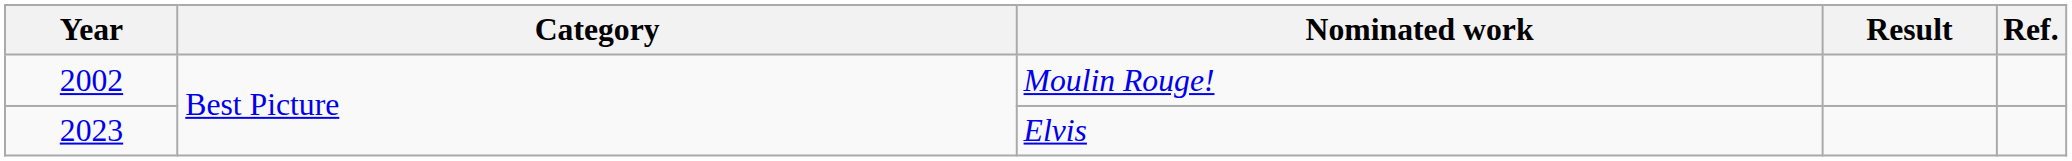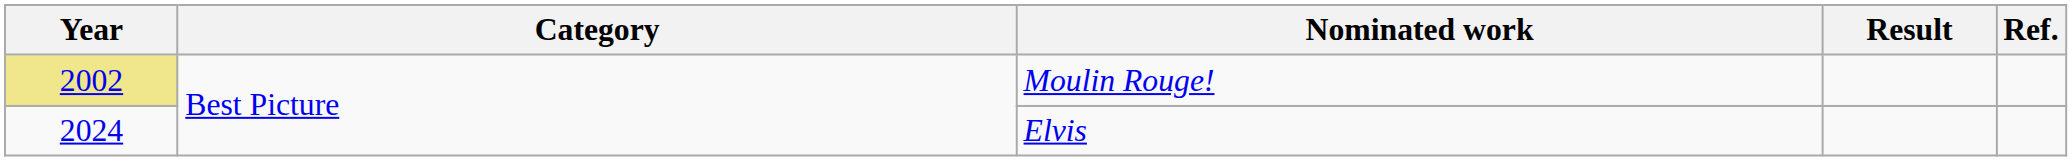(91, 79) no background -> (91, 79) khaki background
(91, 130) 2023 -> (91, 130) 2024
